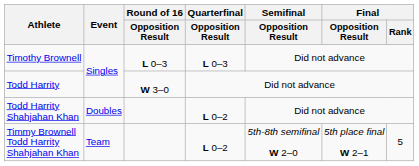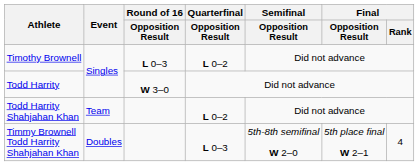(215, 64) L 0–3 -> (215, 64) L 0–2
(104, 111) Doubles -> (98, 111) Team
(98, 143) Team -> (104, 143) Doubles
(215, 148) L 0–2 -> (215, 148) L 0–3
(400, 143) 5 -> (400, 143) 4
